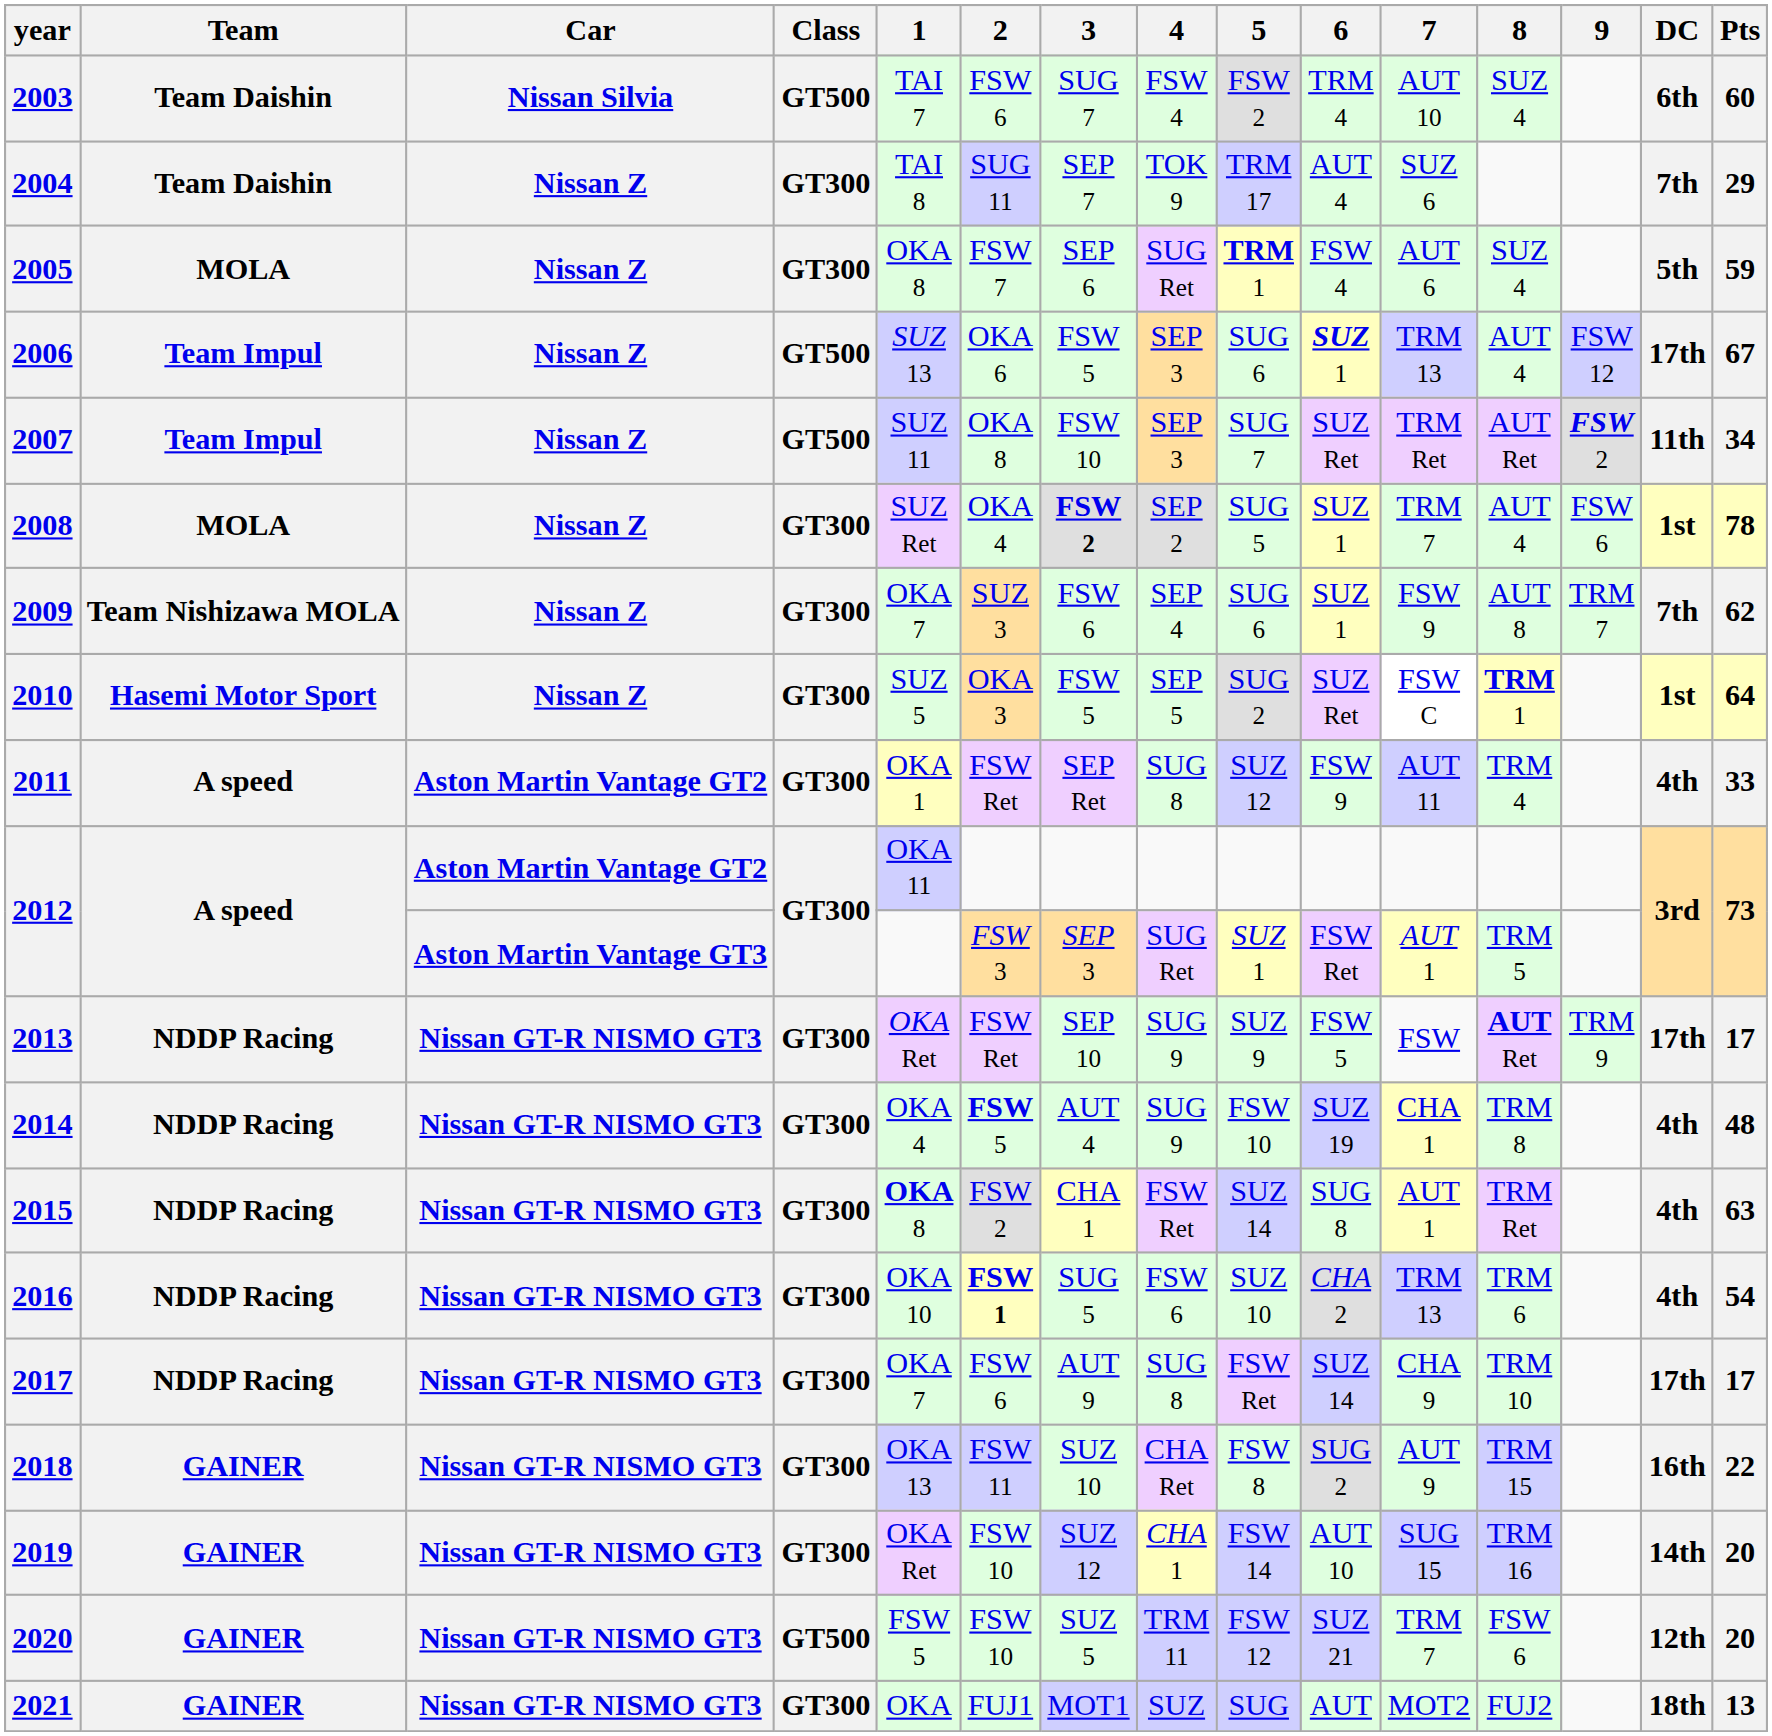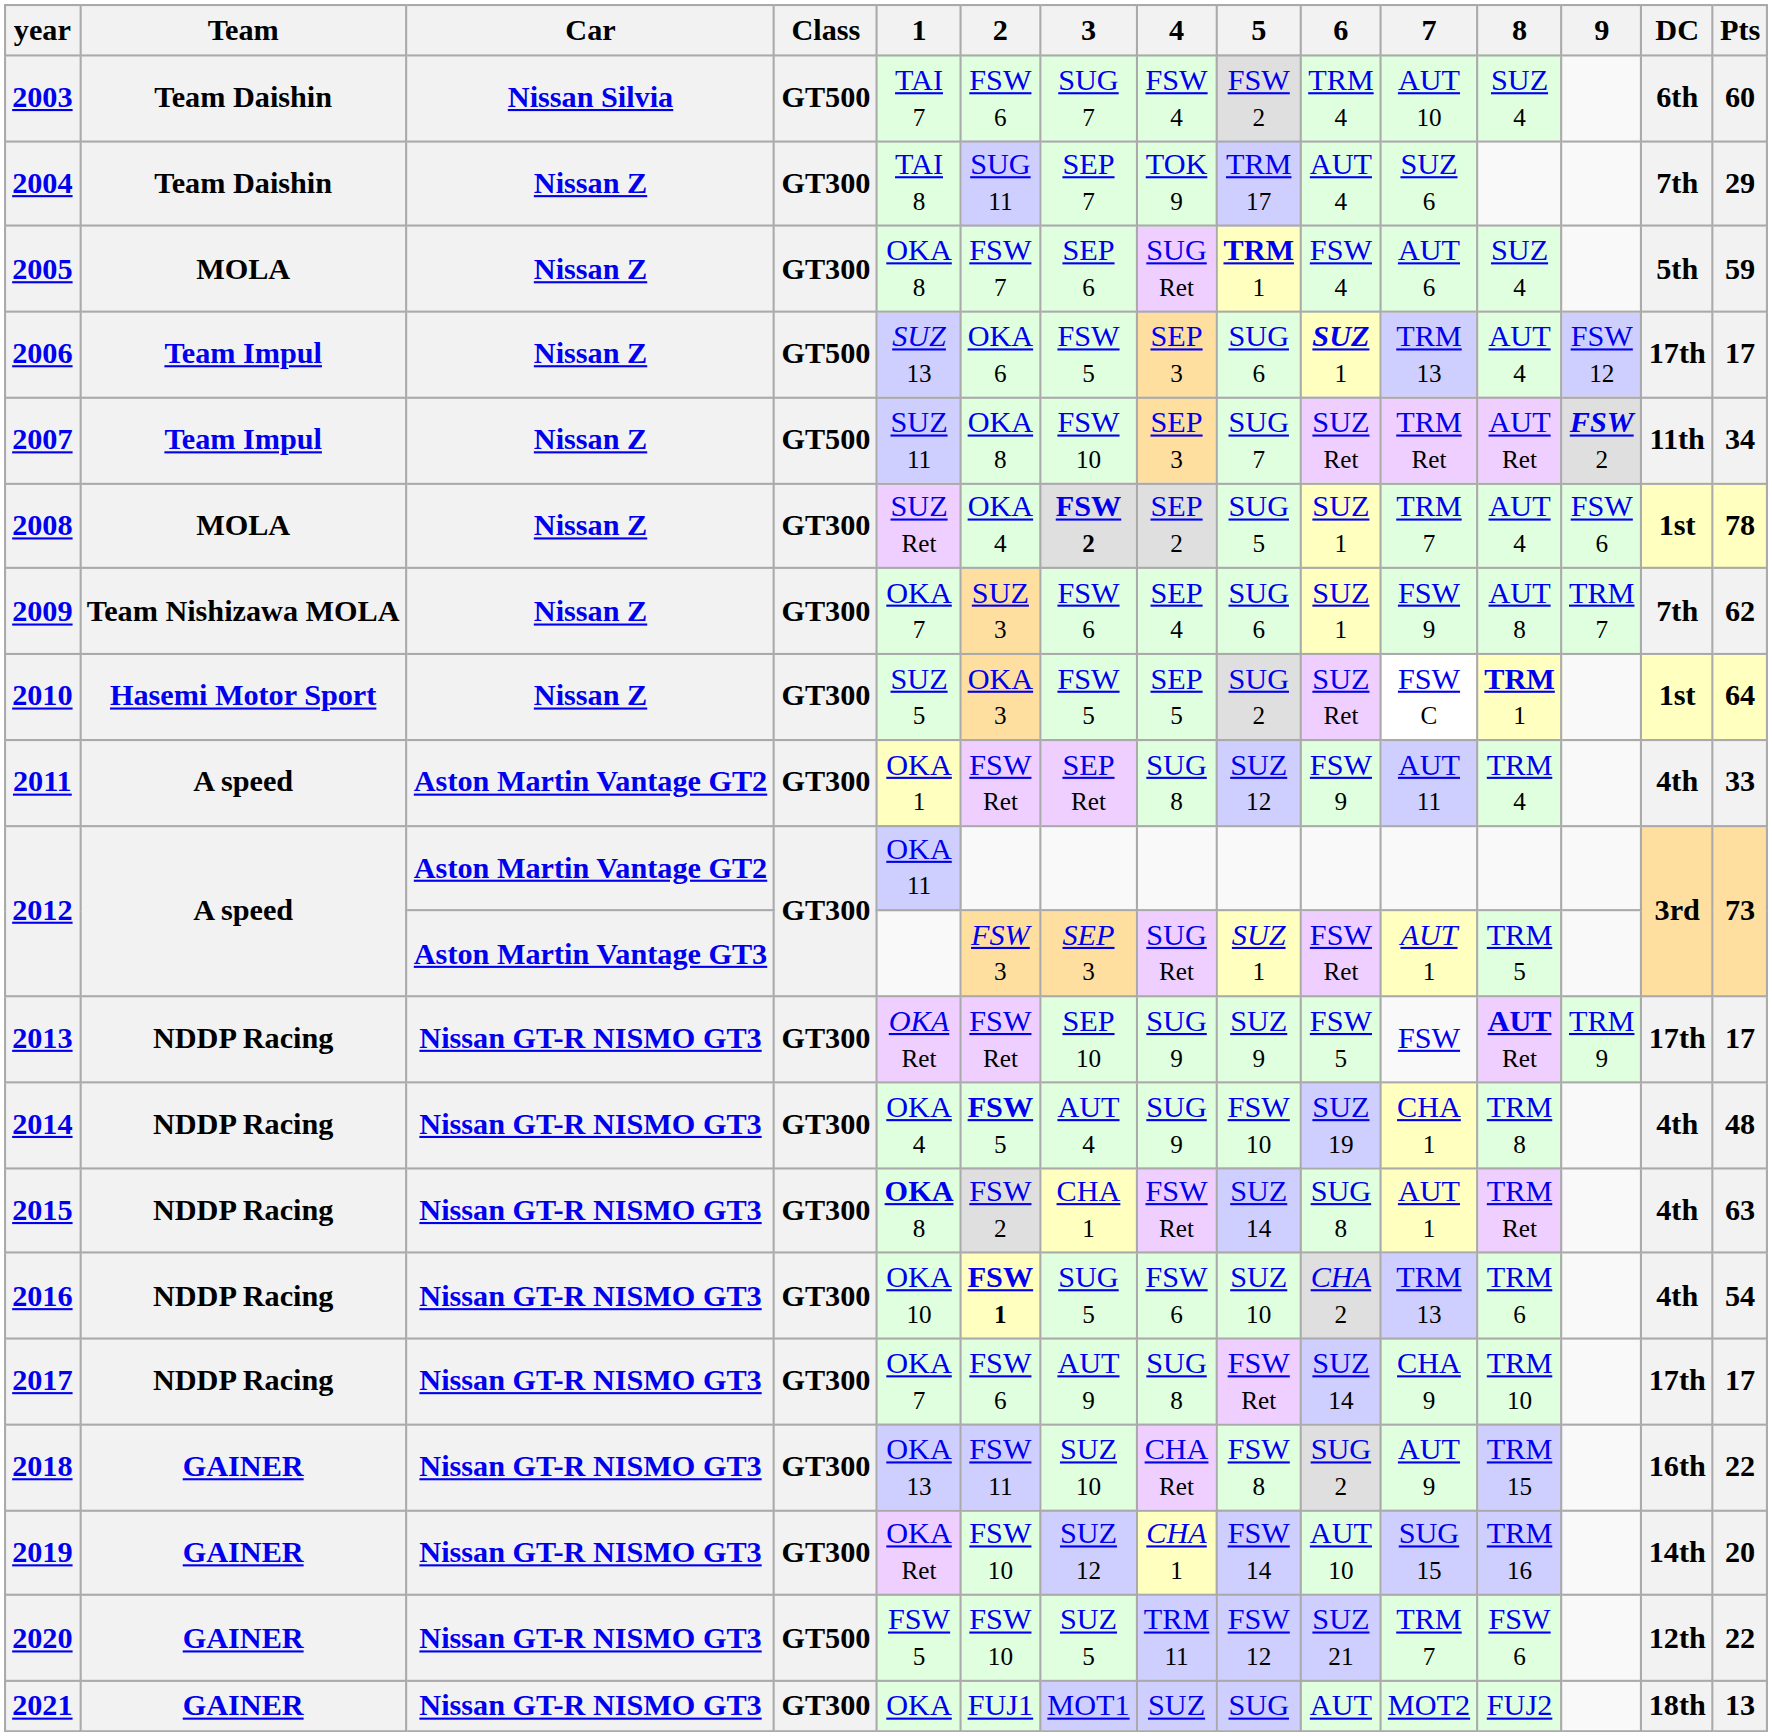(1740, 354) 67 -> (1740, 354) 17
(1740, 1637) 20 -> (1740, 1637) 22
